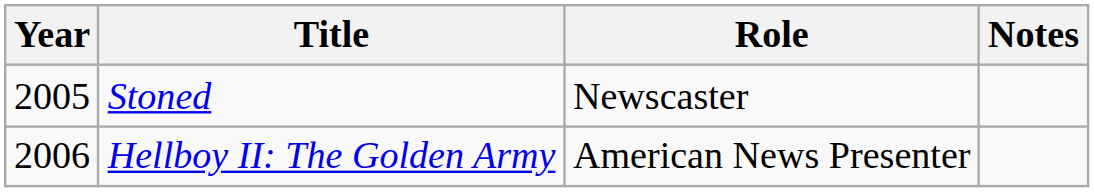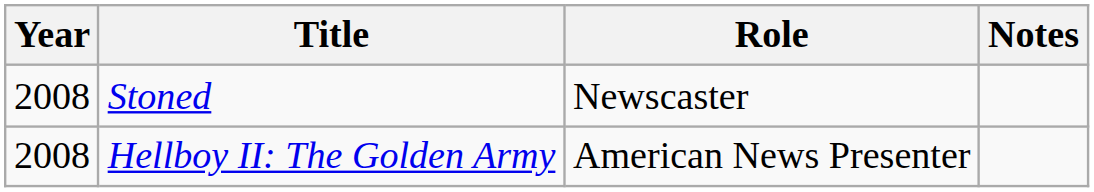(52, 95) 2005 -> (52, 95) 2008
(52, 155) 2006 -> (52, 155) 2008
